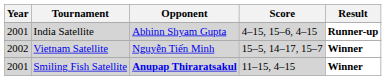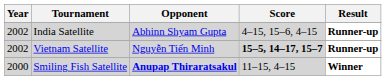(18, 31) 2001 -> (18, 31) 2002
(282, 49) normal -> (282, 49) bold
(345, 49) Winner -> (353, 49) Runner-up
(18, 67) 2001 -> (18, 67) 2000
